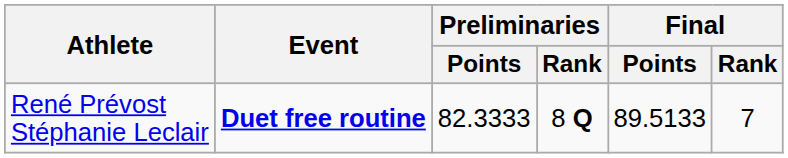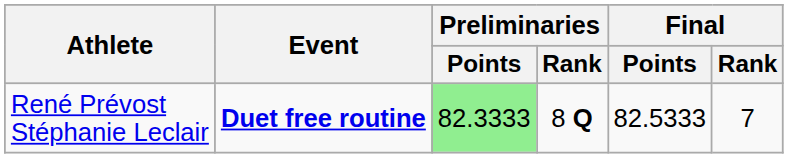(484, 118) no background -> (484, 118) lightgreen background
(660, 118) 89.5133 -> (660, 118) 82.5333
